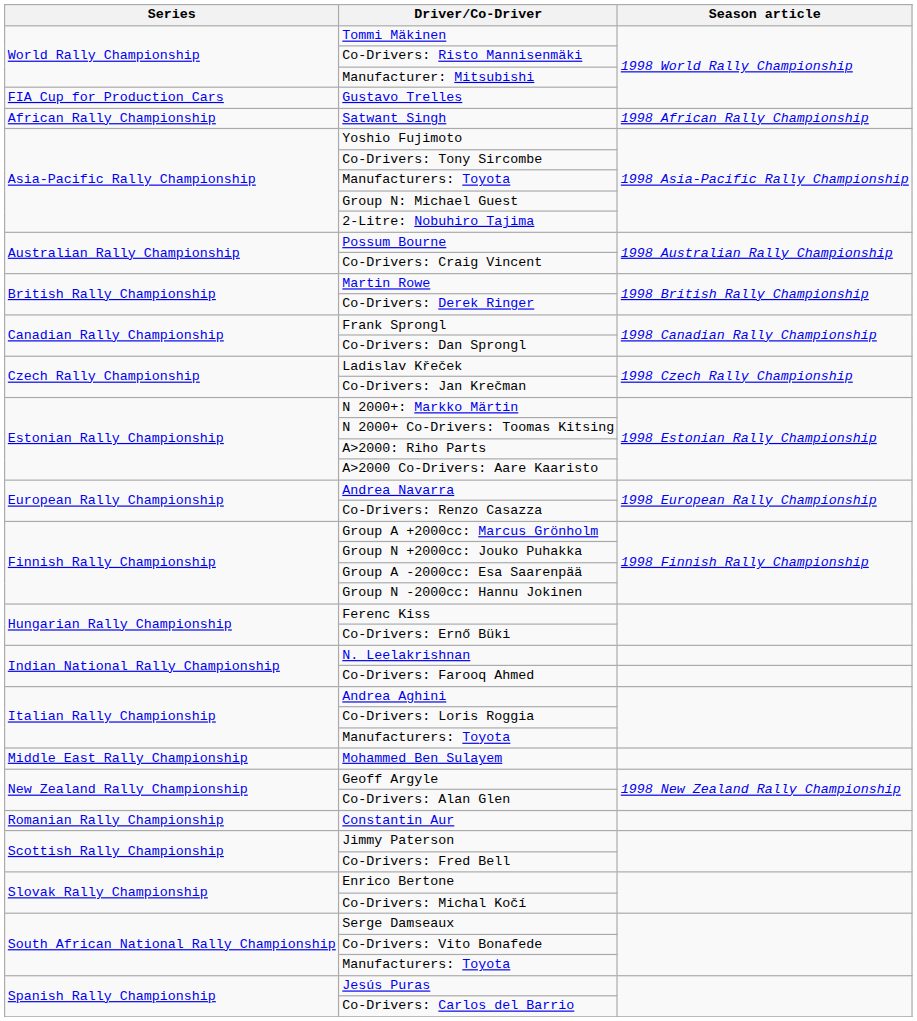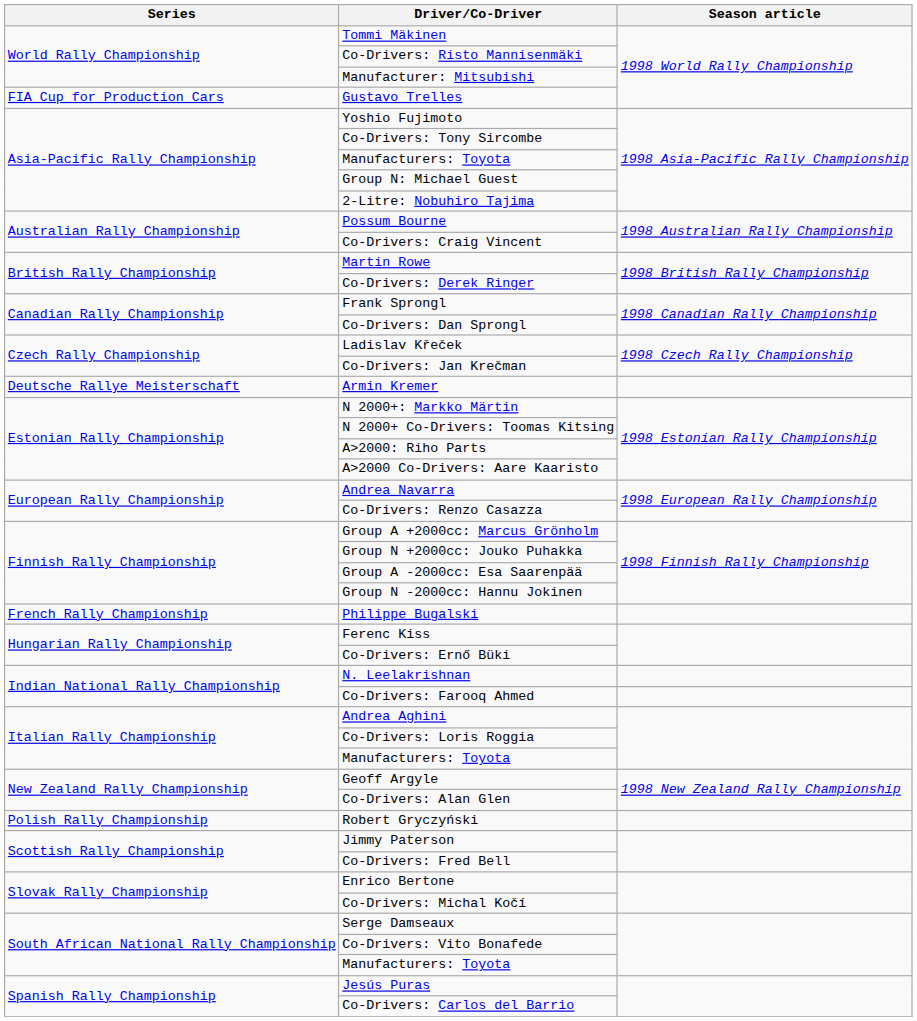- row: (112, 118)
+ row: (124, 387)
+ row: (108, 614)
- row: (128, 759)
+ row: (108, 821)
- row: (116, 821)
